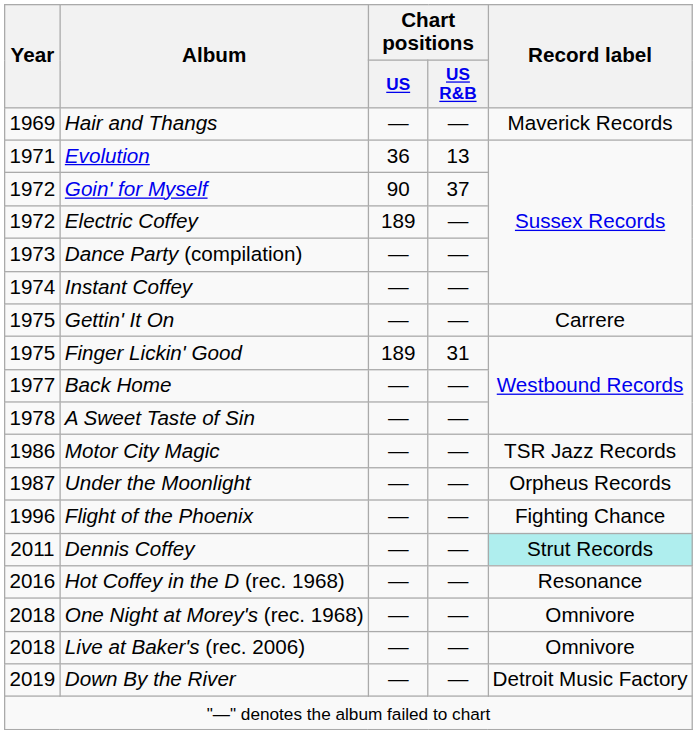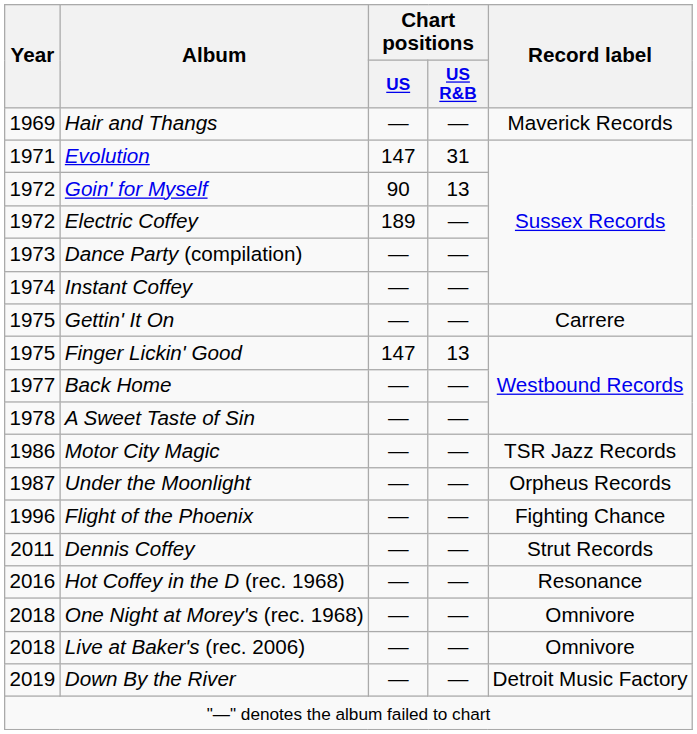(398, 156) 36 -> (398, 156) 147
(458, 156) 13 -> (458, 156) 31
(458, 189) 37 -> (458, 189) 13
(398, 352) 189 -> (398, 352) 147
(458, 352) 31 -> (458, 352) 13
(590, 549) paleturquoise background -> (590, 549) no background
